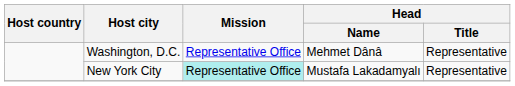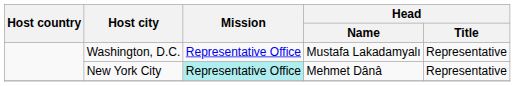(344, 52) Mehmet Dânâ -> (364, 52) Mustafa Lakadamyalı
(364, 71) Mustafa Lakadamyalı -> (344, 71) Mehmet Dânâ
